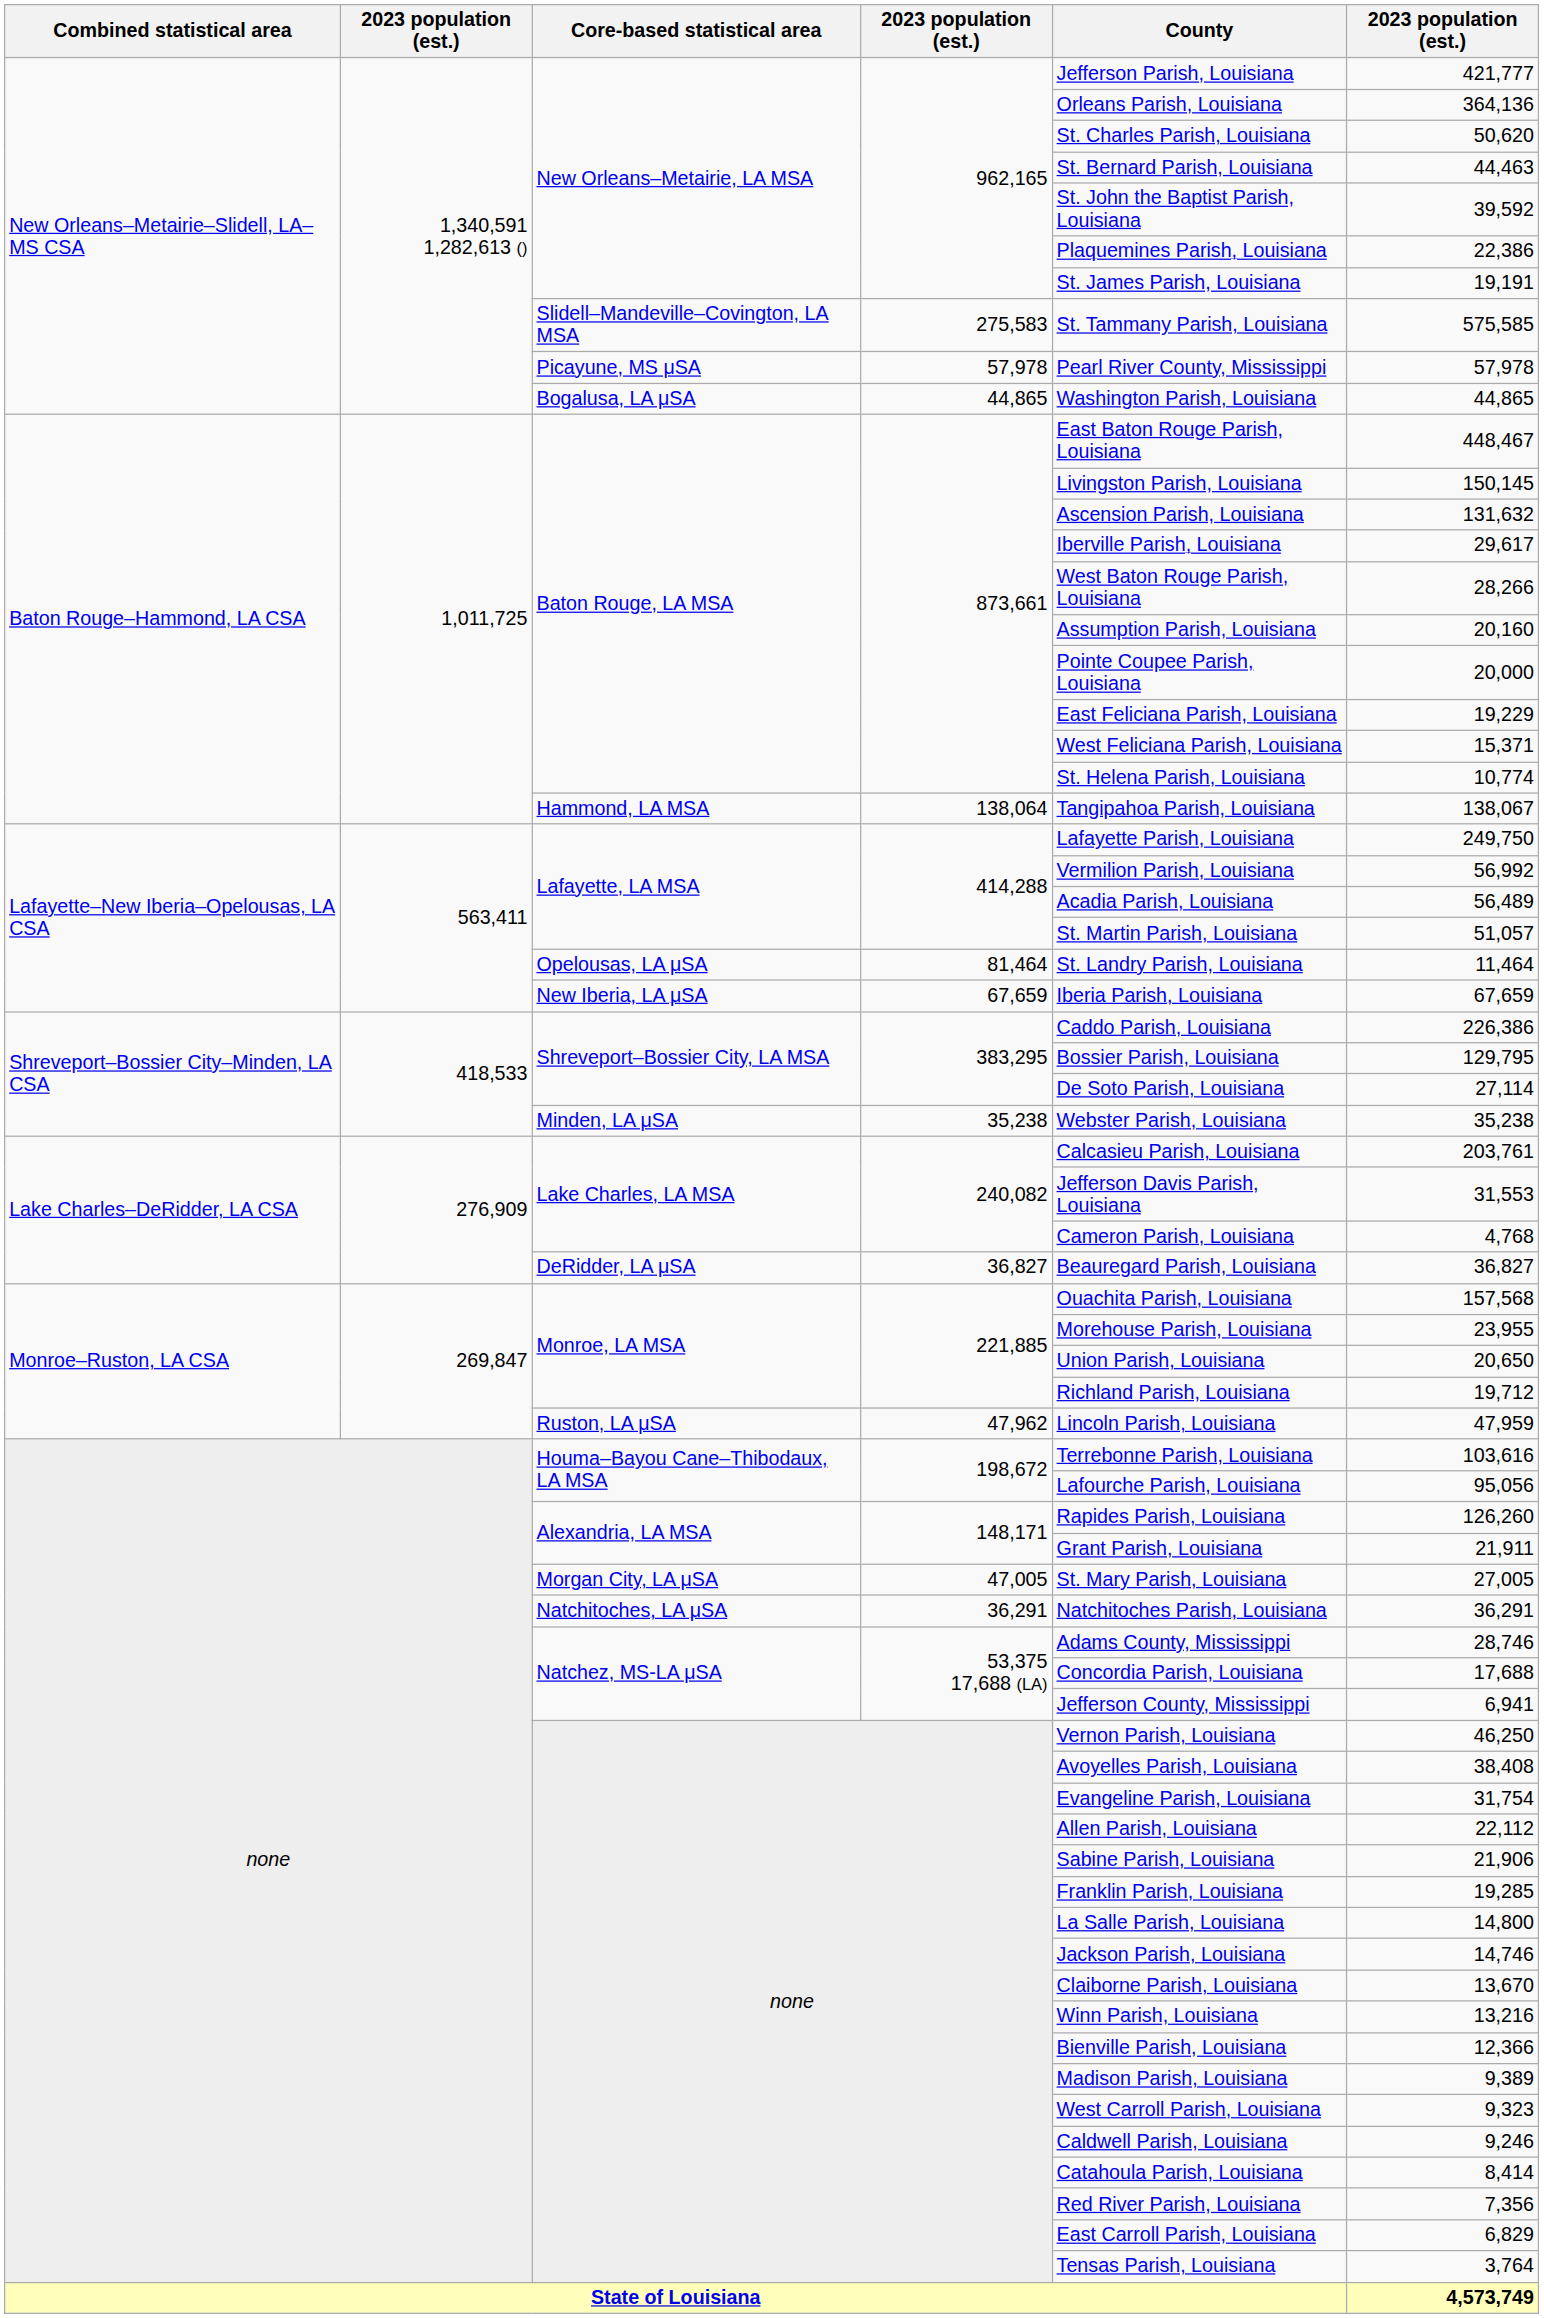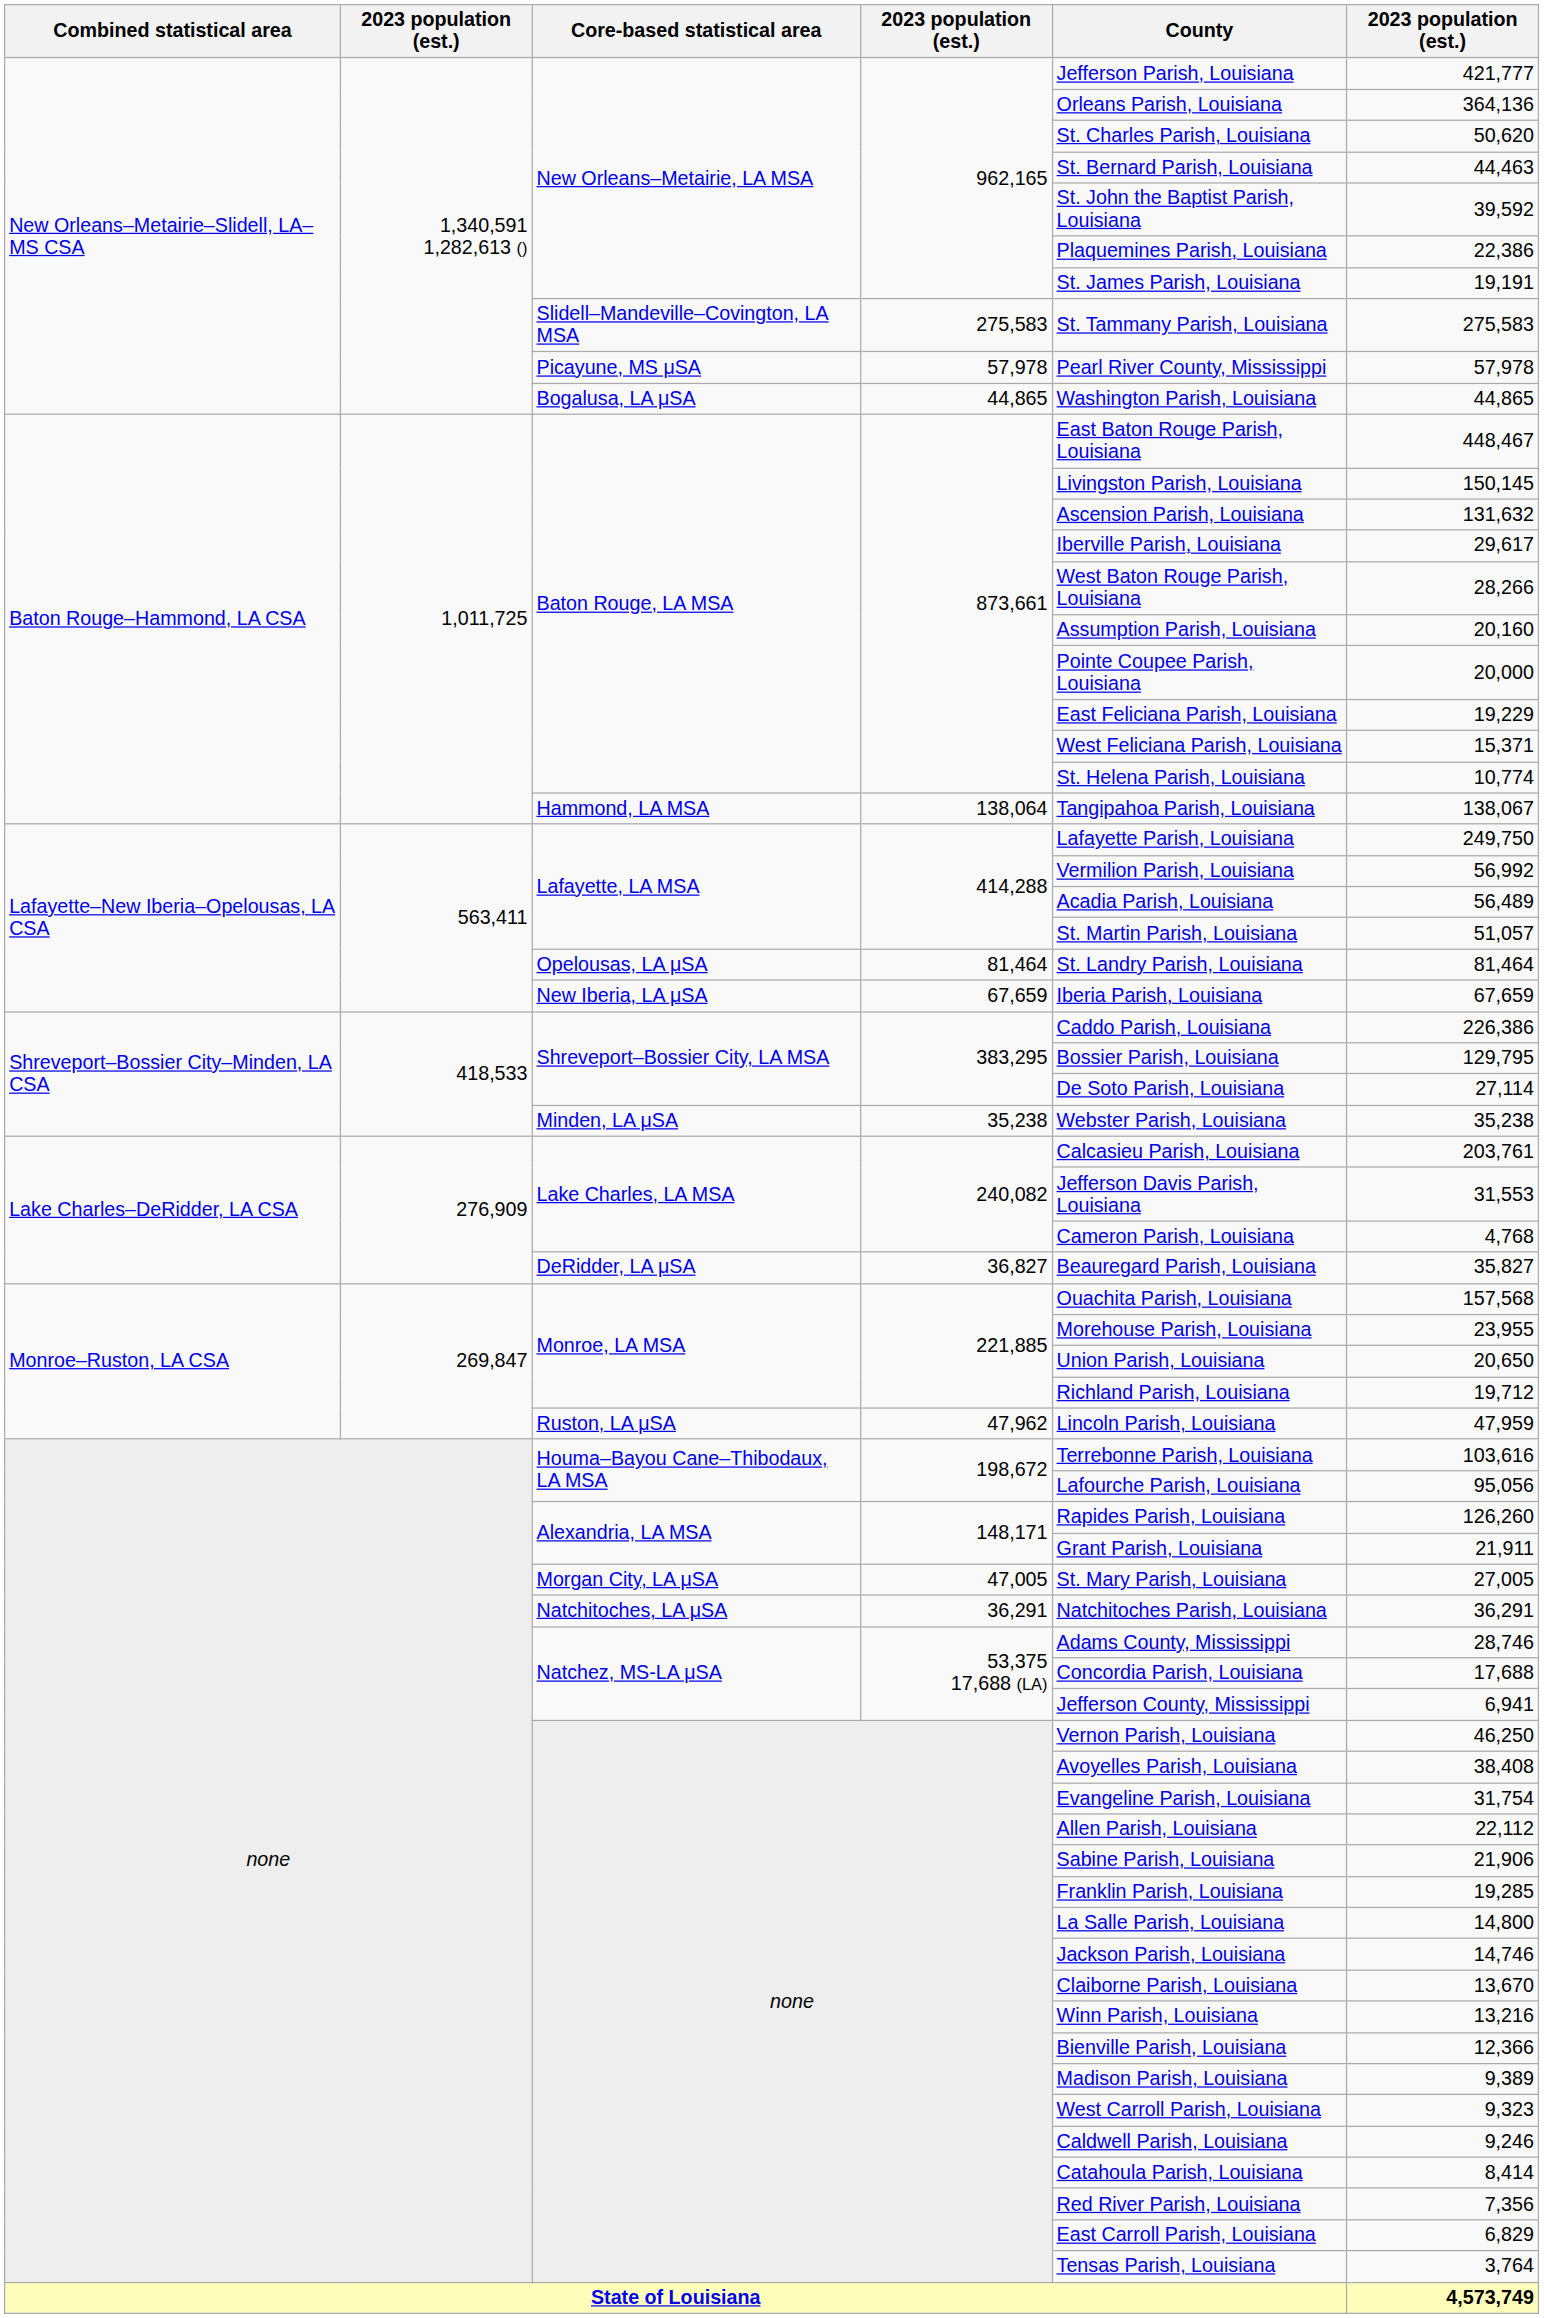(1498, 325) 575,585 -> (1498, 325) 275,583
(1505, 964) 11,464 -> (1504, 964) 81,464
(1504, 1267) 36,827 -> (1504, 1267) 35,827
